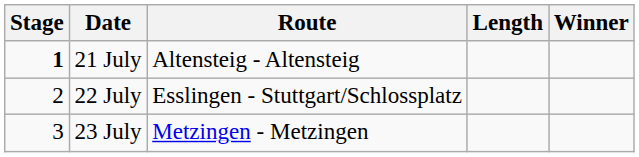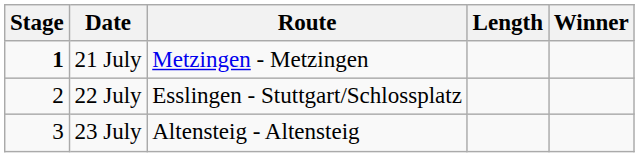(256, 59) Altensteig - Altensteig -> (260, 59) Metzingen - Metzingen
(260, 132) Metzingen - Metzingen -> (256, 132) Altensteig - Altensteig
